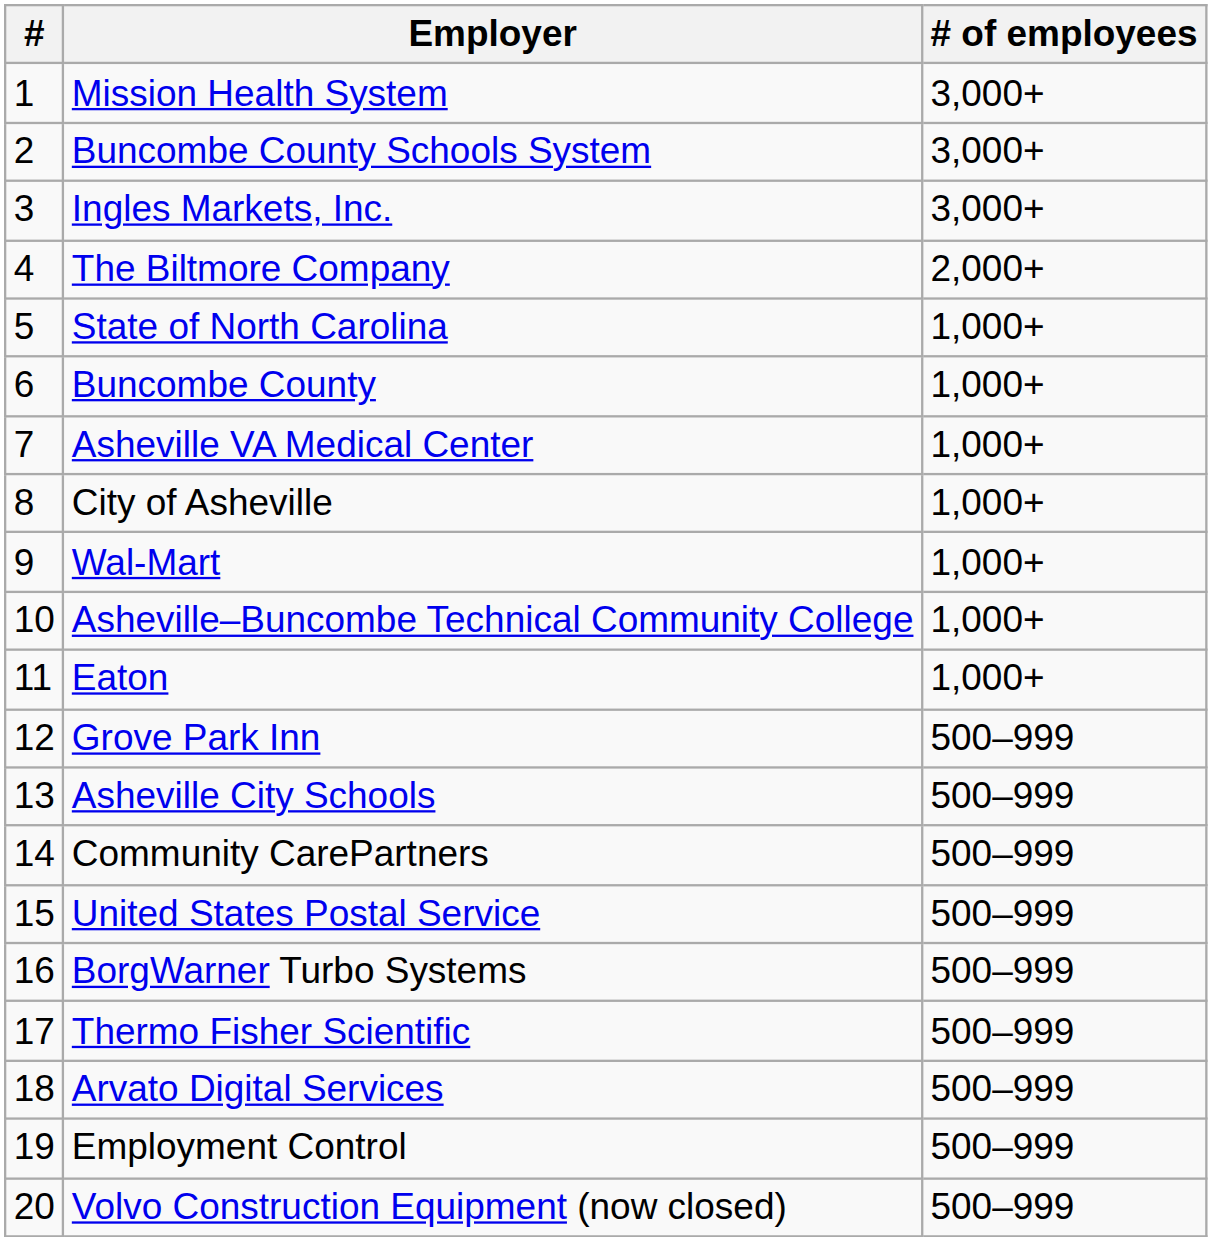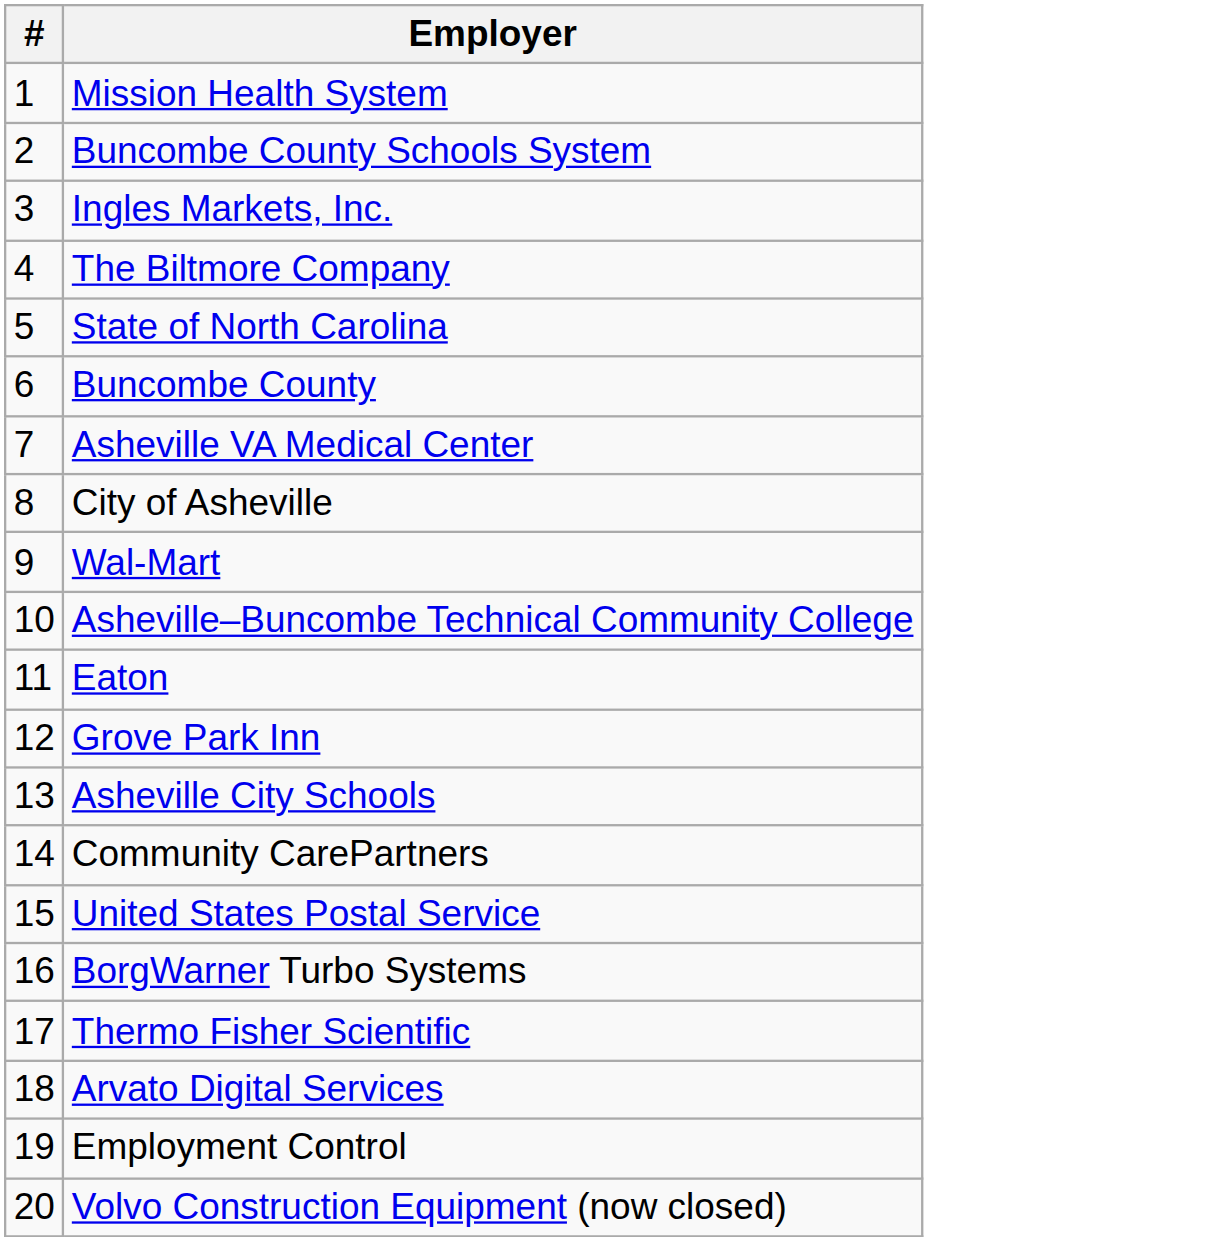- column: (1064, 33)
